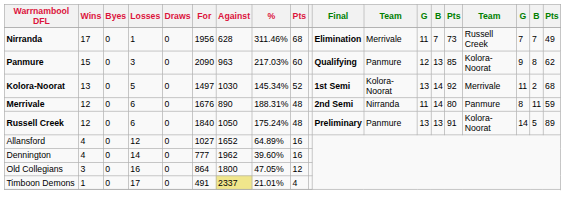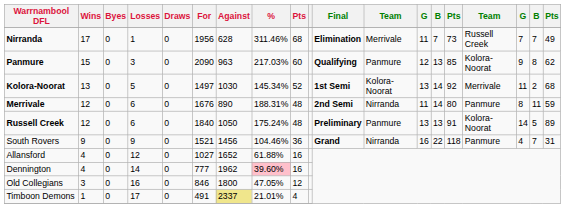+ row: (33, 141)
(269, 141) 64.89% -> (269, 155) 61.88%
(269, 155) no background -> (269, 169) pink background
(202, 169) 864 -> (202, 182) 846
